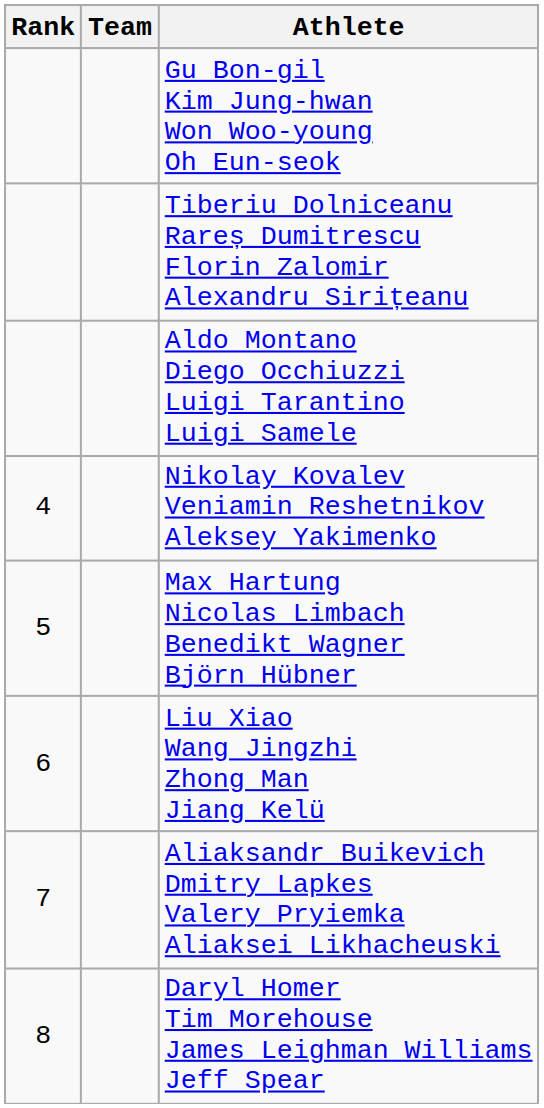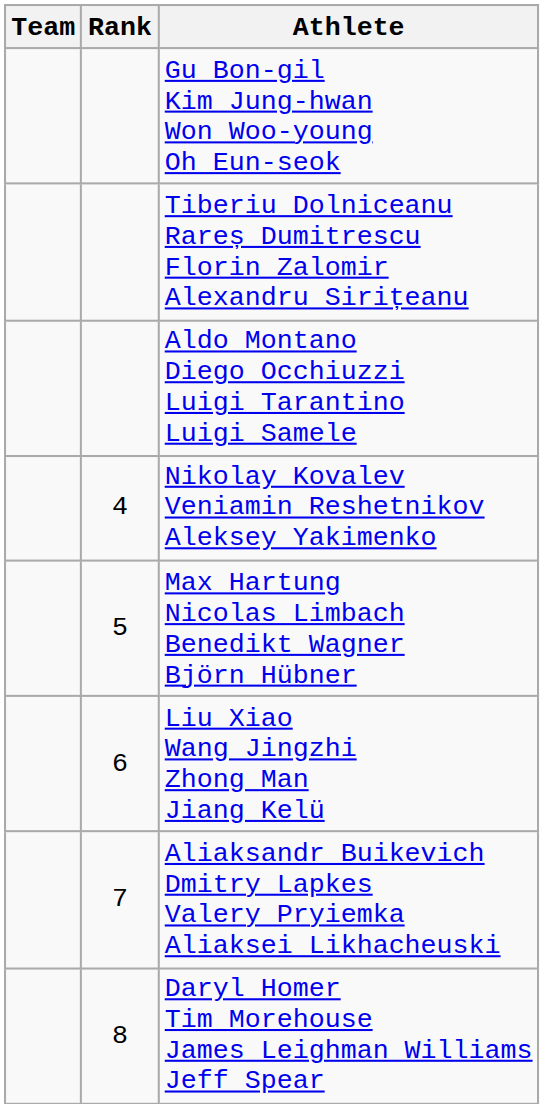columns swapped: (43, 27) <-> (120, 27)
